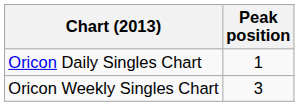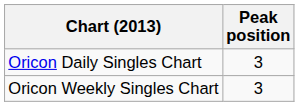(258, 62) 1 -> (258, 62) 3
